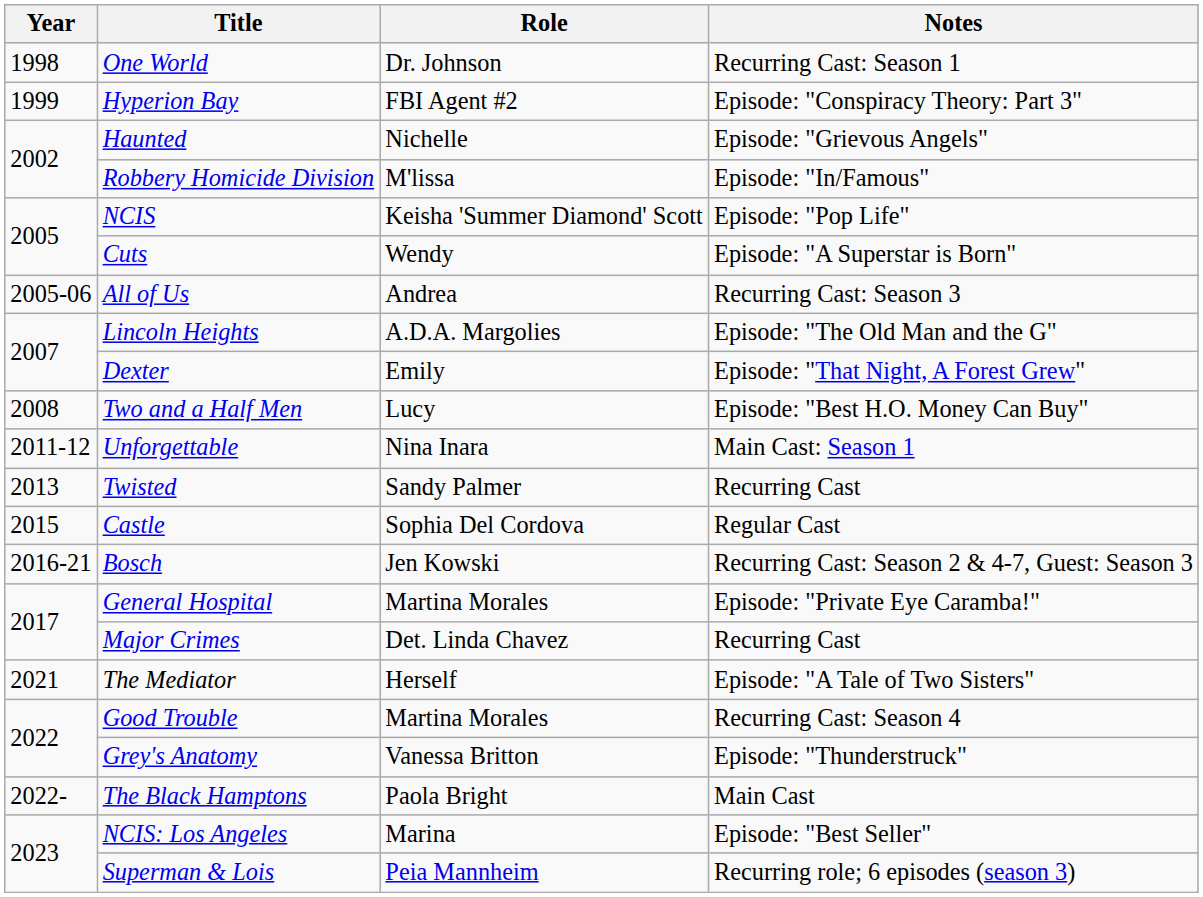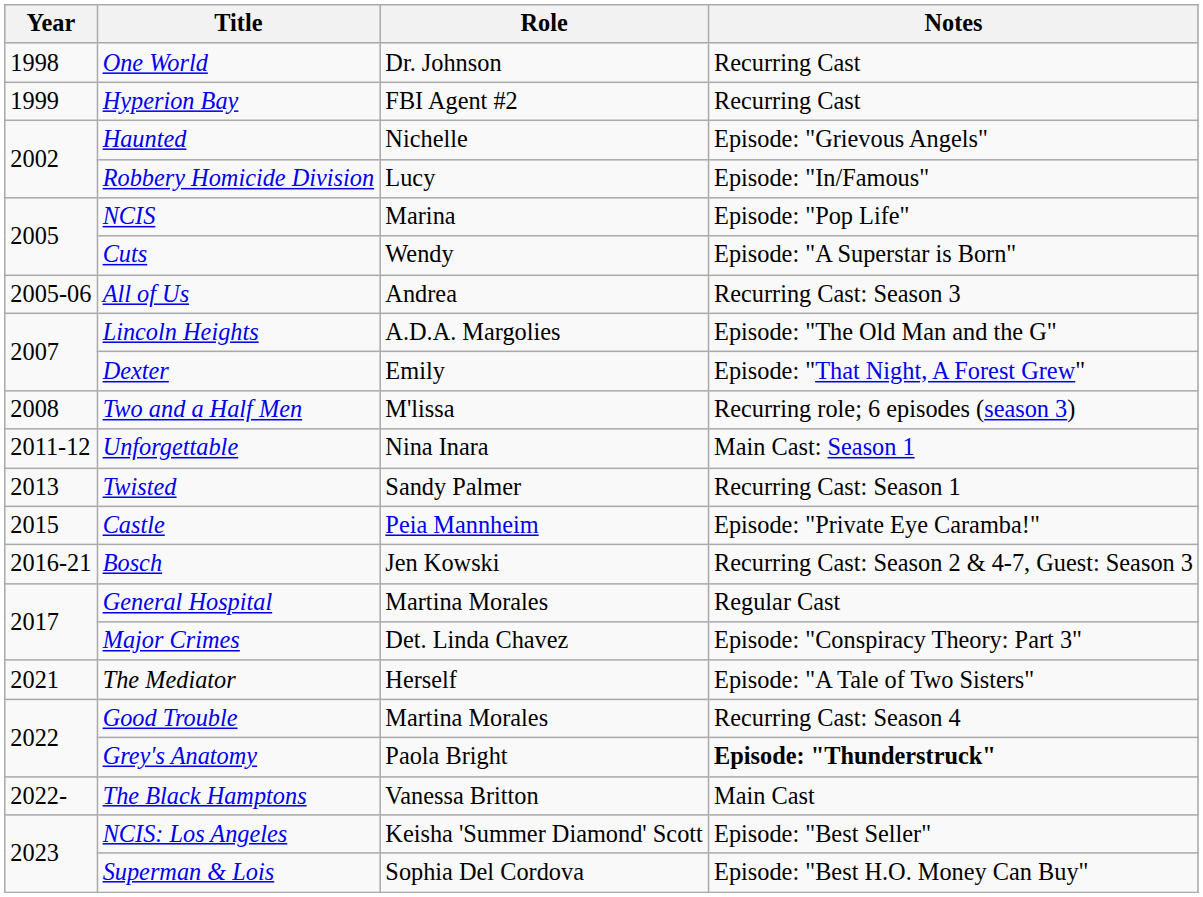(837, 62) Recurring Cast: Season 1 -> (787, 62) Recurring Cast
(898, 100) Episode: "Conspiracy Theory: Part 3" -> (787, 100) Recurring Cast
(420, 178) M'lissa -> (410, 178) Lucy
(544, 216) Keisha 'Summer Diamond' Scott -> (420, 216) Marina
(410, 409) Lucy -> (420, 409) M'lissa
(901, 409) Episode: "Best H.O. Money Can Buy" -> (895, 409) Recurring role; 6 episodes (season 3)
(787, 486) Recurring Cast -> (837, 486) Recurring Cast: Season 1
(485, 525) Sophia Del Cordova -> (462, 525) Peia Mannheim
(777, 525) Regular Cast -> (877, 525) Episode: "Private Eye Caramba!"
(877, 602) Episode: "Private Eye Caramba!" -> (777, 602) Regular Cast
(787, 640) Recurring Cast -> (898, 640) Episode: "Conspiracy Theory: Part 3"
(462, 756) Vanessa Britton -> (446, 756) Paola Bright
(840, 756) normal -> (855, 756) bold
(446, 795) Paola Bright -> (462, 795) Vanessa Britton
(420, 833) Marina -> (544, 833) Keisha 'Summer Diamond' Scott
(462, 872) Peia Mannheim -> (485, 872) Sophia Del Cordova
(895, 872) Recurring role; 6 episodes (season 3) -> (901, 872) Episode: "Best H.O. Money Can Buy"
